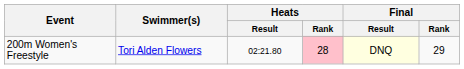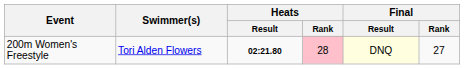(265, 51) normal -> (265, 50) bold
(439, 50) 29 -> (439, 50) 27
